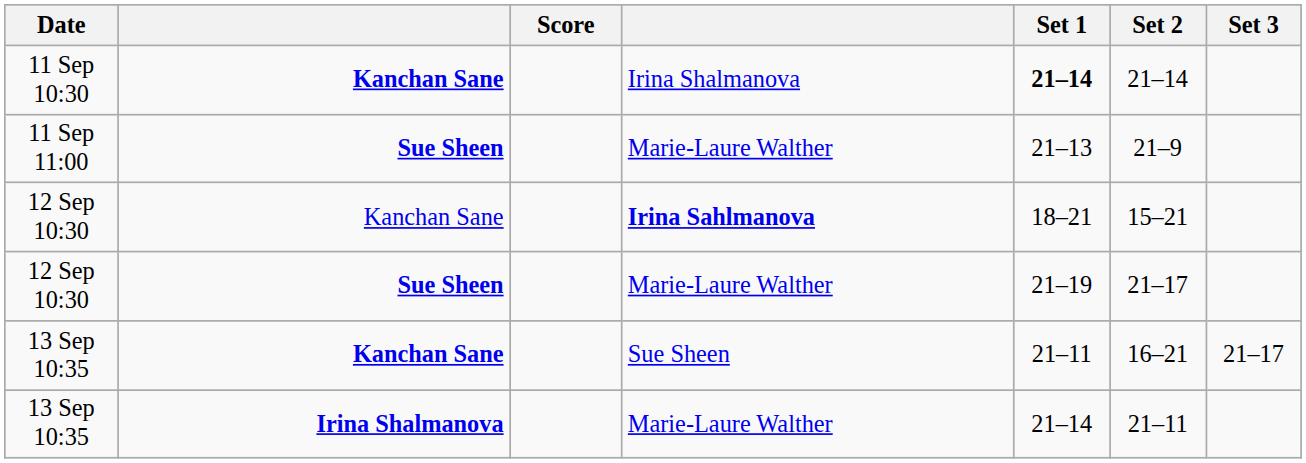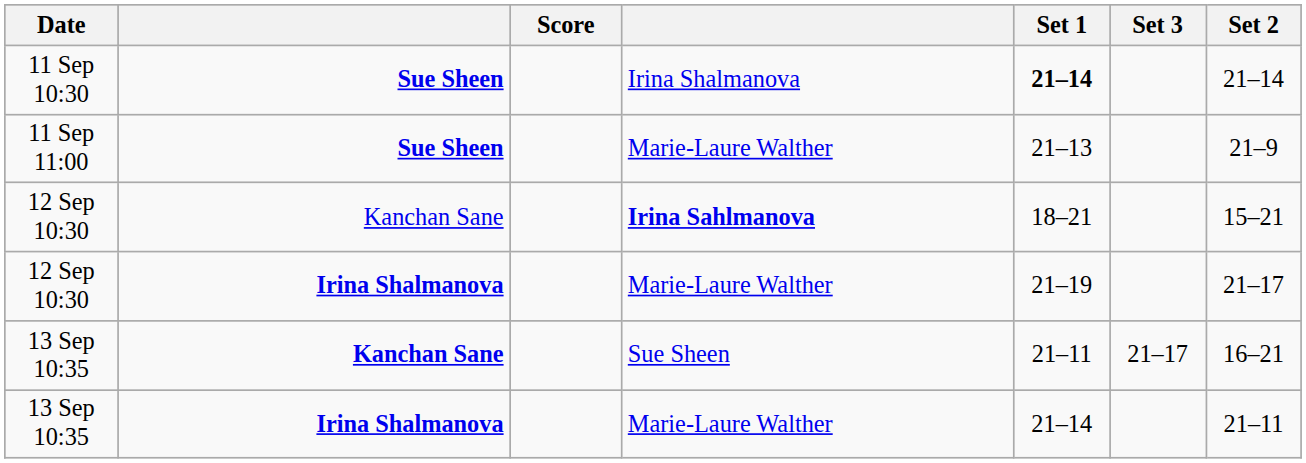columns swapped: (1158, 24) <-> (1254, 24)
(428, 79) Kanchan Sane -> (451, 79) Sue Sheen
(451, 286) Sue Sheen -> (410, 286) Irina Shalmanova
